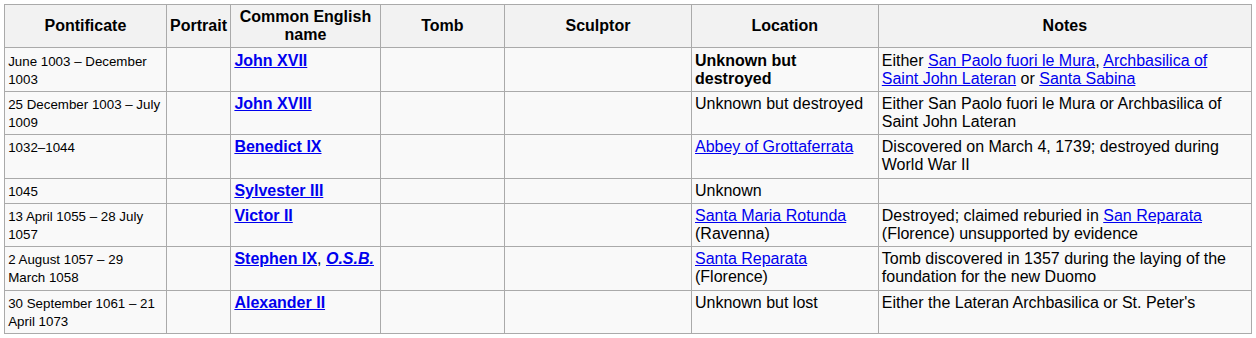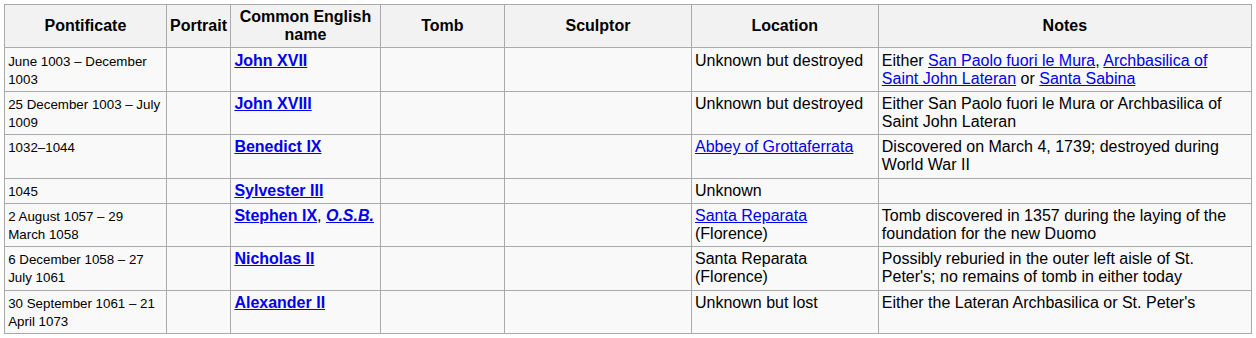(746, 69) bold -> (779, 60) normal
- row: (76, 226)
+ row: (76, 269)
